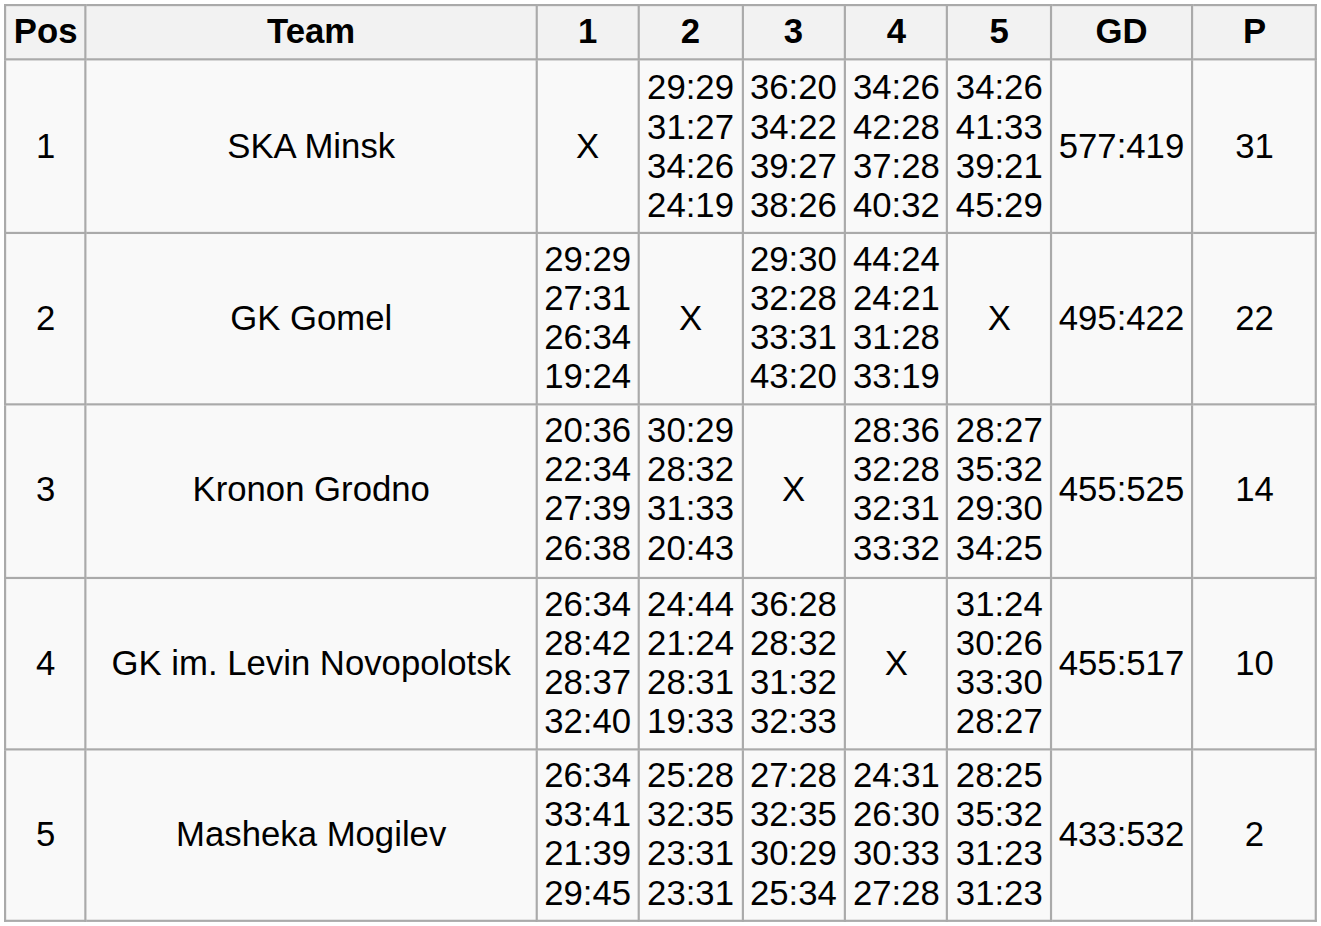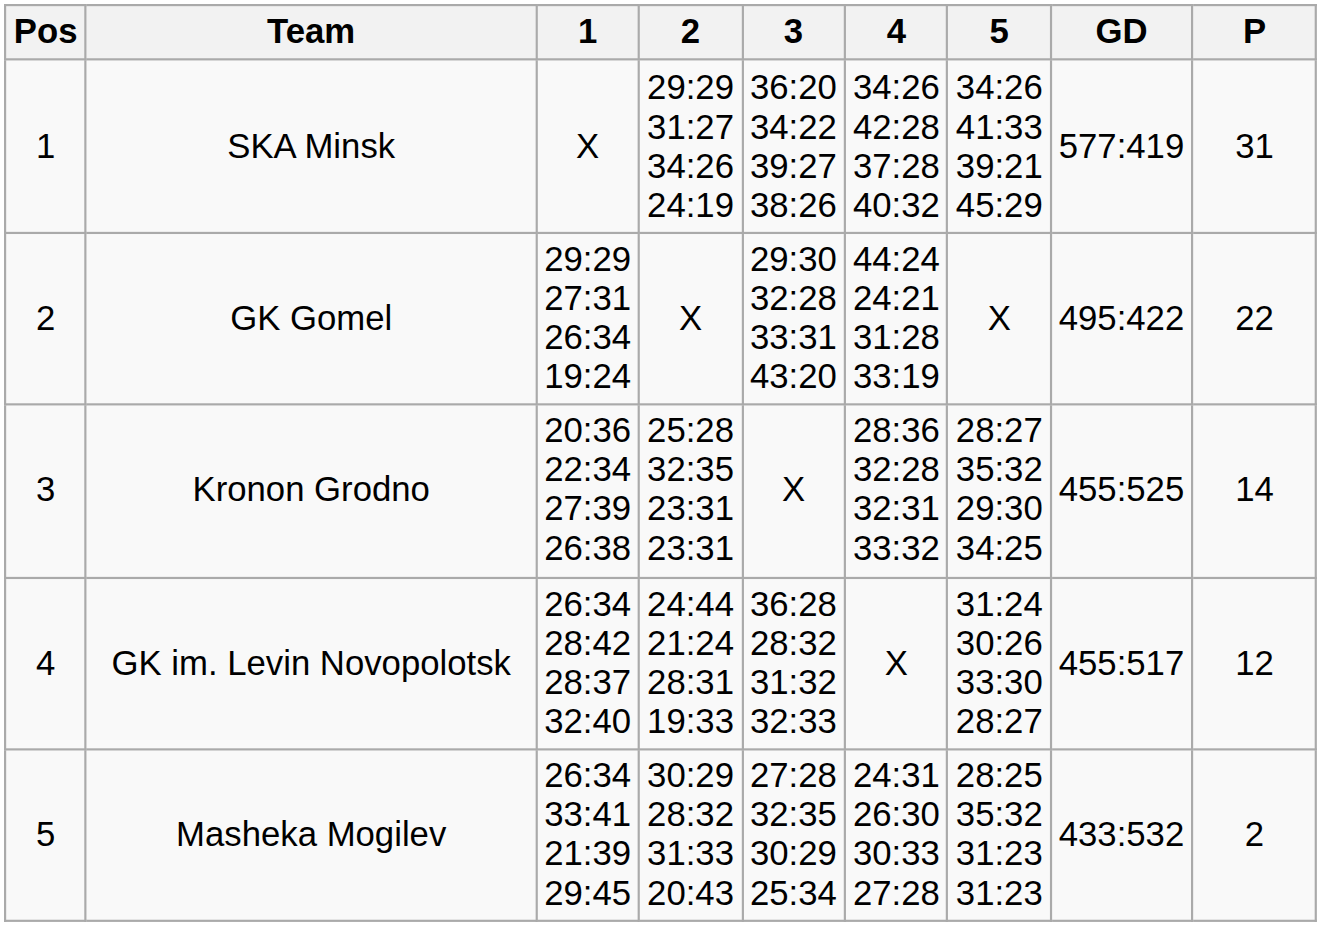(691, 490) 30:29 28:32 31:33 20:43 -> (691, 490) 25:28 32:35 23:31 23:31
(1254, 662) 10 -> (1254, 662) 12
(691, 834) 25:28 32:35 23:31 23:31 -> (691, 834) 30:29 28:32 31:33 20:43
